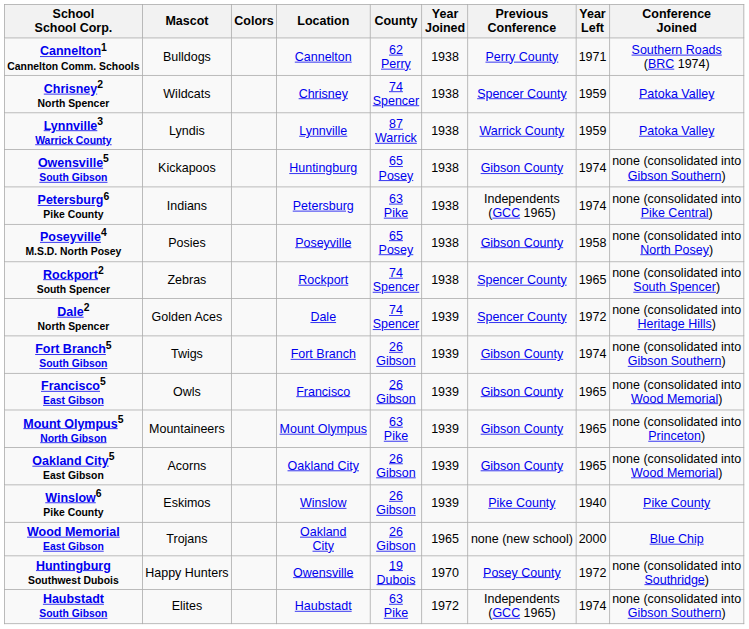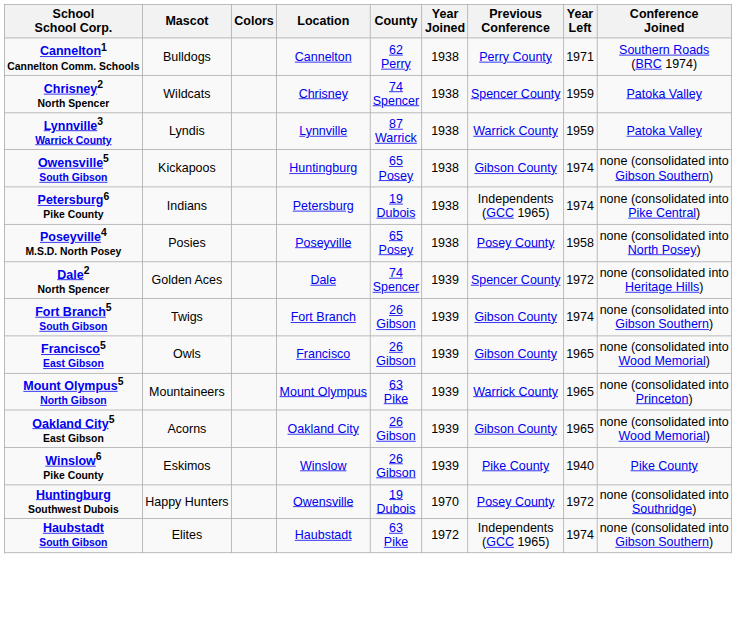(396, 205) 63 Pike -> (396, 205) 19 Dubois
(522, 242) Gibson County -> (516, 242) Posey County
- row: (73, 280)
(522, 429) Gibson County -> (516, 391) Warrick County
- row: (73, 538)
